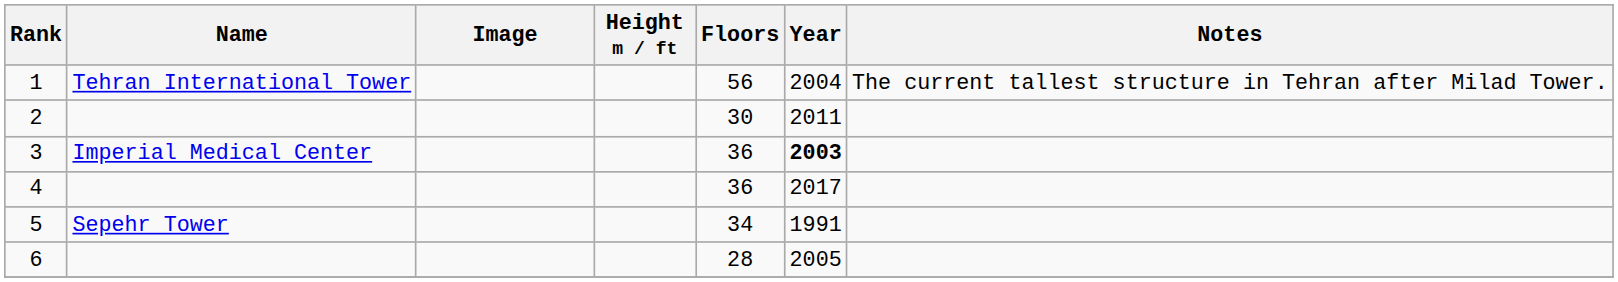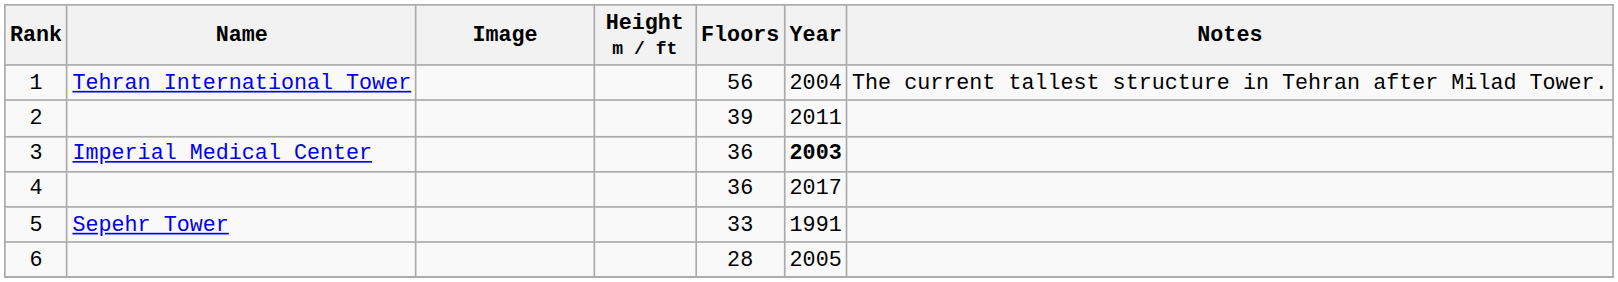(740, 118) 30 -> (740, 118) 39
(740, 224) 34 -> (740, 224) 33
